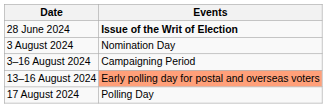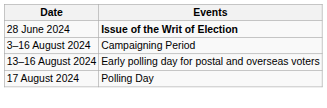- row: (40, 45)
(210, 78) lightsalmon background -> (210, 62) no background
